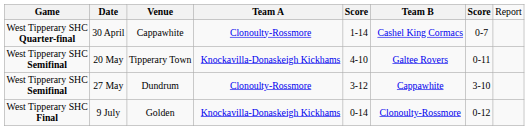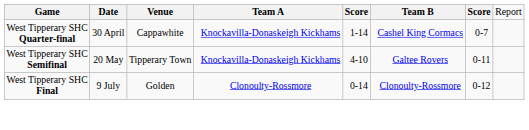(268, 33) Clonoulty-Rossmore -> (268, 33) Knockavilla-Donaskeigh Kickhams
- row: (108, 86)
(268, 112) Knockavilla-Donaskeigh Kickhams -> (268, 86) Clonoulty-Rossmore
